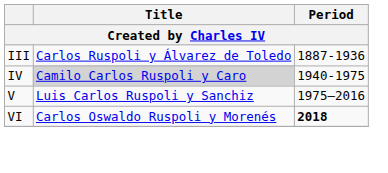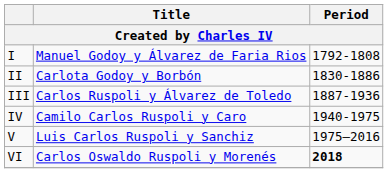+ row: (11, 55)
+ row: (15, 76)
(141, 76) lightgrey background -> (141, 116) no background
